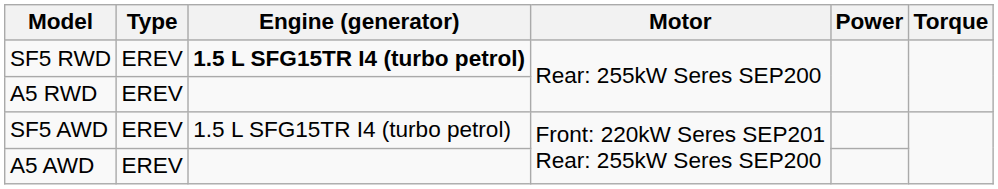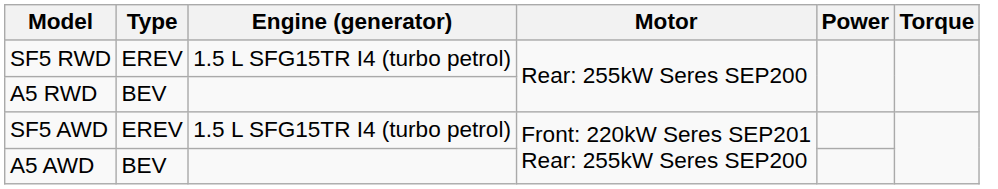(359, 58) bold -> (352, 58) normal
(152, 93) EREV -> (144, 93) BEV
(152, 165) EREV -> (144, 165) BEV
